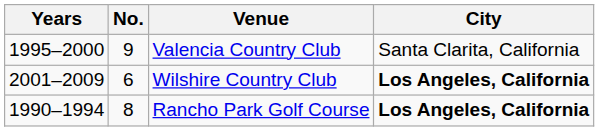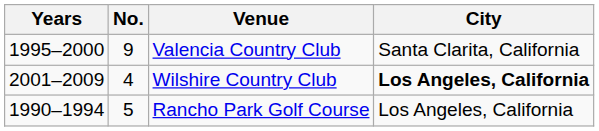(128, 79) 6 -> (128, 79) 4
(128, 110) 8 -> (128, 110) 5
(484, 110) bold -> (476, 110) normal
